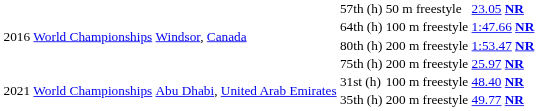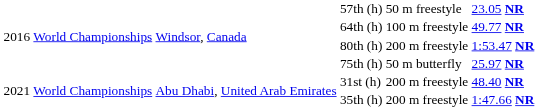(503, 27) 1:47.66 NR -> (498, 27) 49.77 NR
(427, 63) 200 m freestyle -> (424, 63) 50 m butterfly
(427, 82) 100 m freestyle -> (427, 82) 200 m freestyle
(498, 100) 49.77 NR -> (503, 100) 1:47.66 NR
